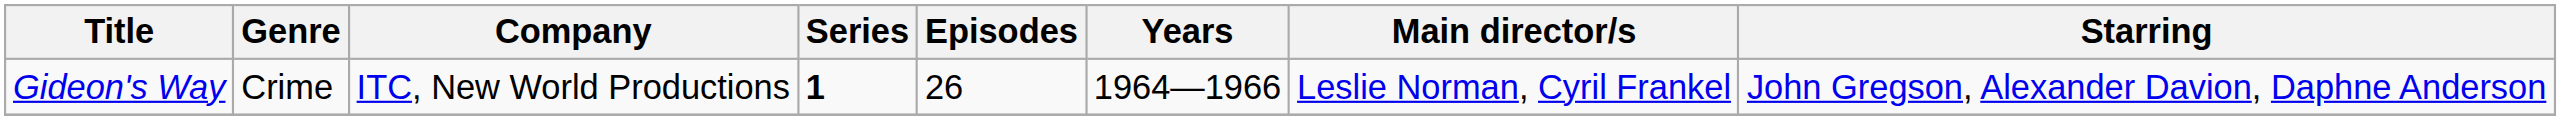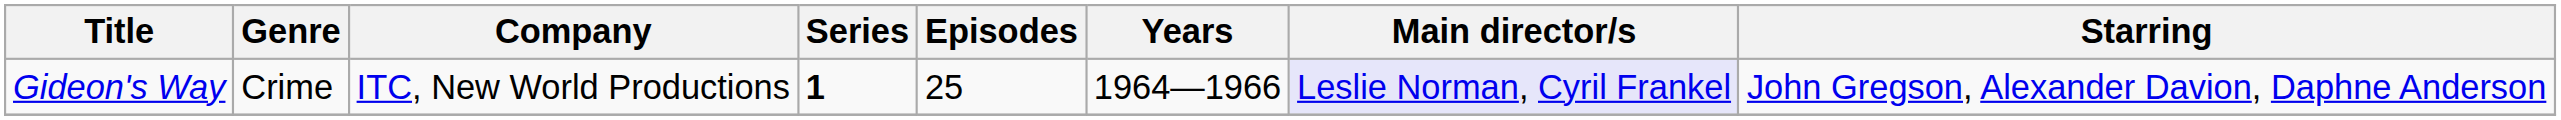(944, 86) 26 -> (944, 86) 25
(1514, 86) no background -> (1514, 86) lavender background
